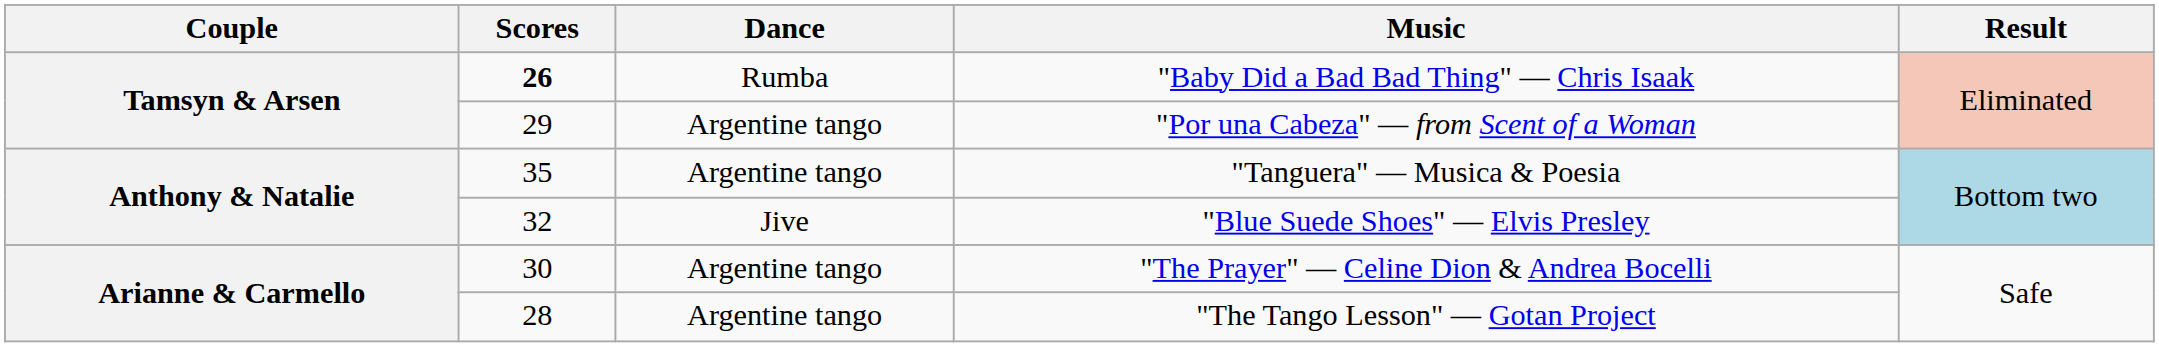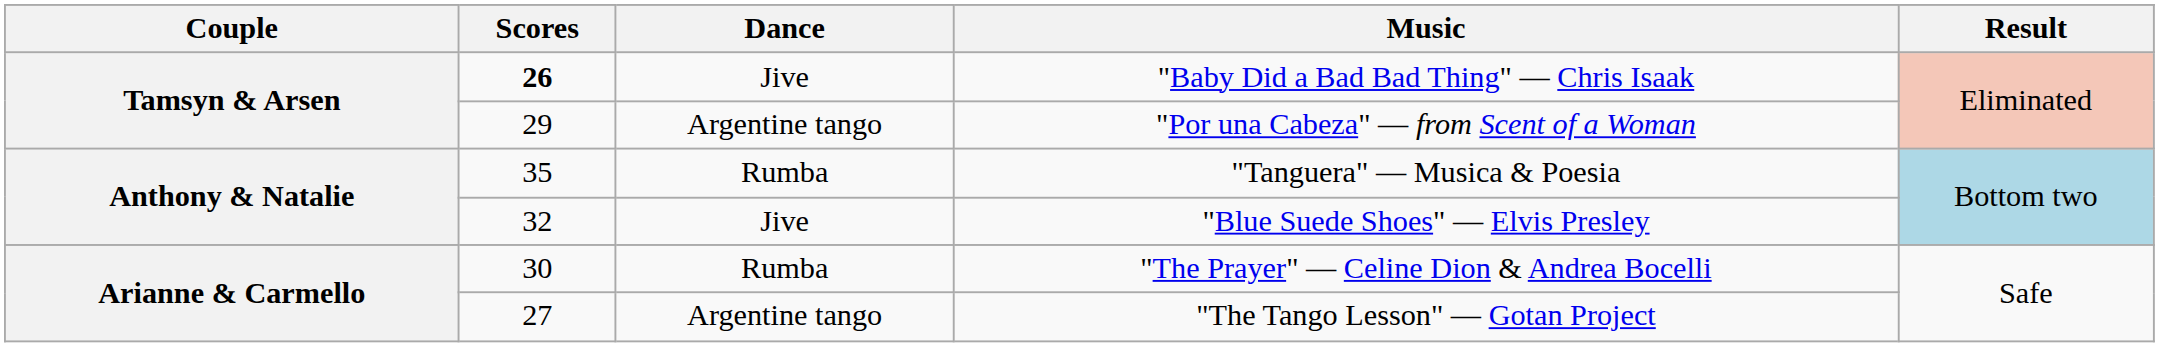(785, 76) Rumba -> (785, 76) Jive
(785, 172) Argentine tango -> (785, 172) Rumba
(785, 268) Argentine tango -> (785, 268) Rumba
(537, 316) 28 -> (537, 316) 27
